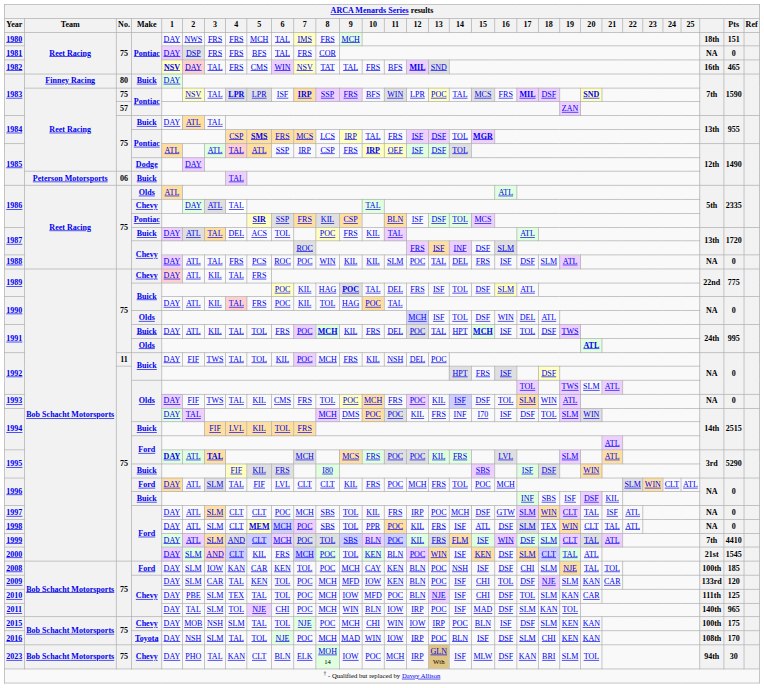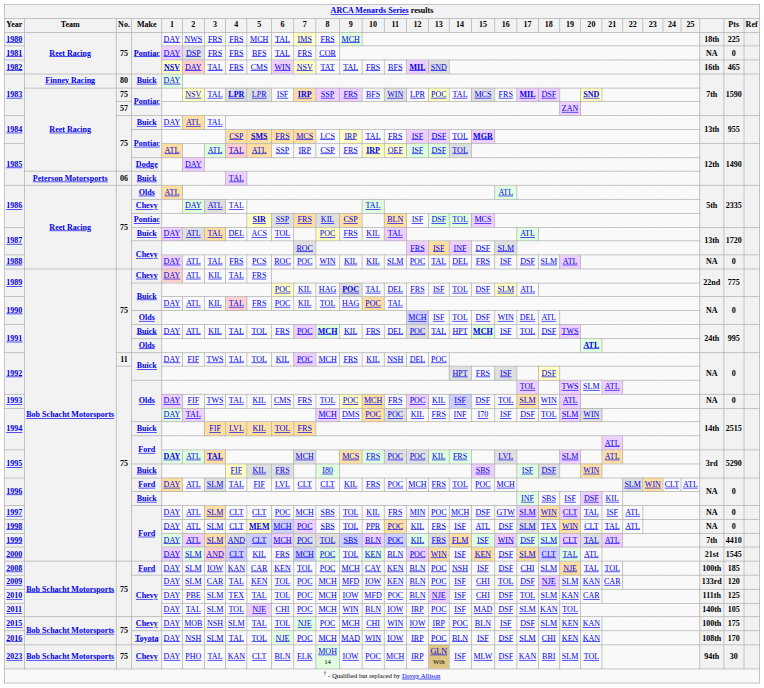(734, 39) 151 -> (734, 39) 225
(417, 512) IRP -> (417, 512) MIN
(734, 610) 965 -> (734, 610) 105
